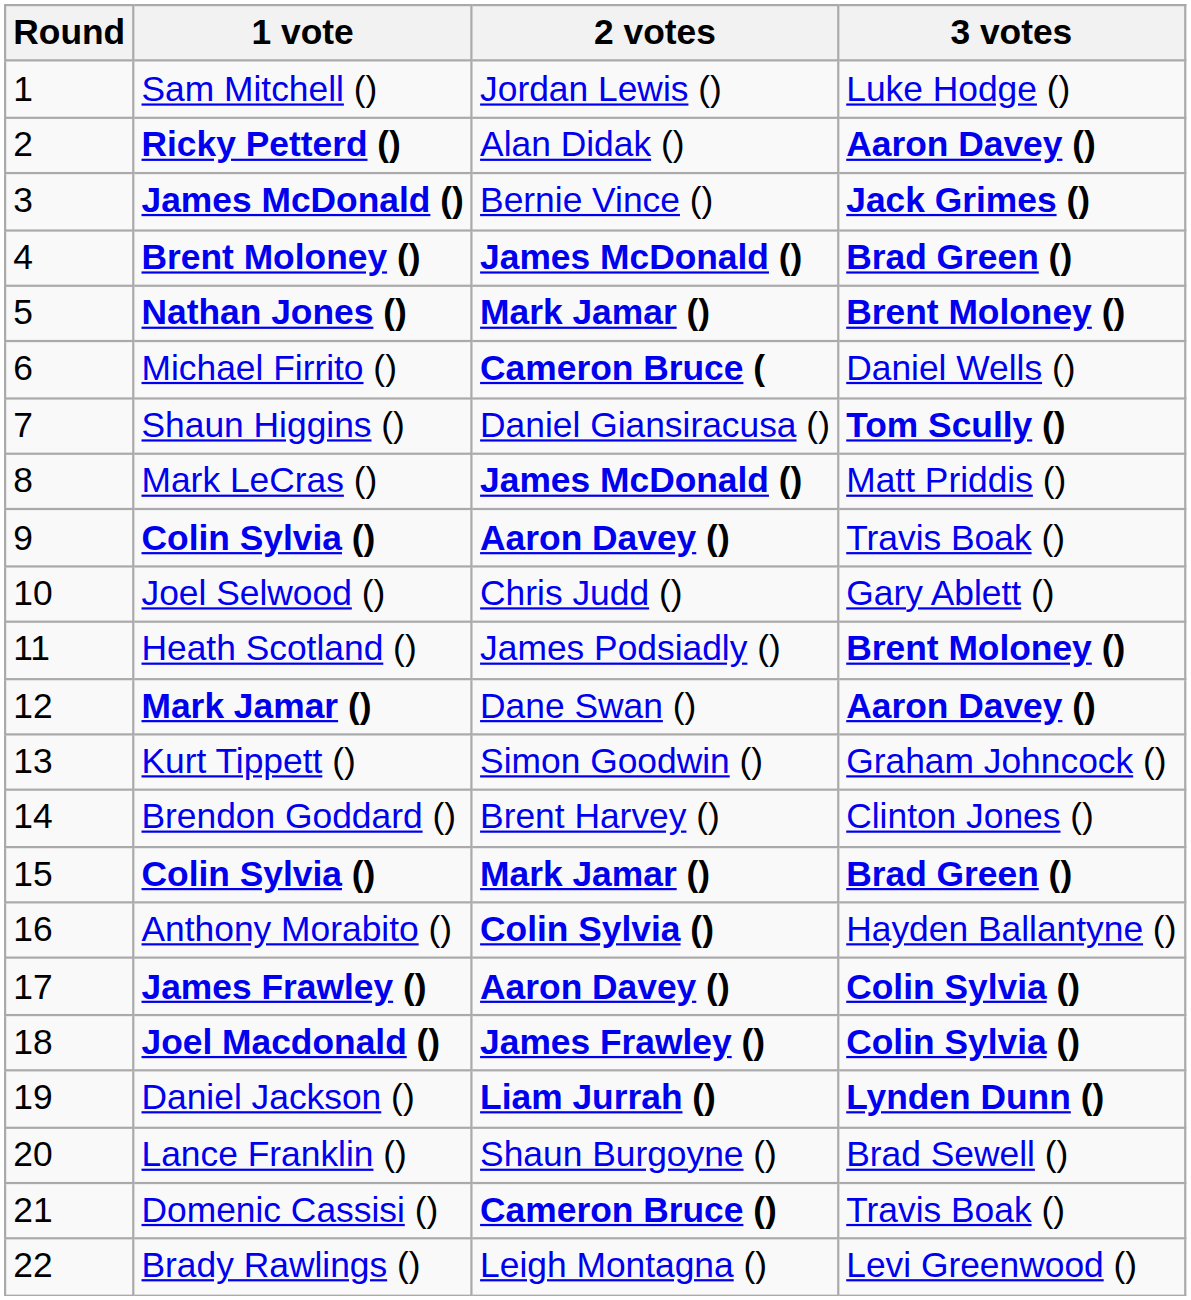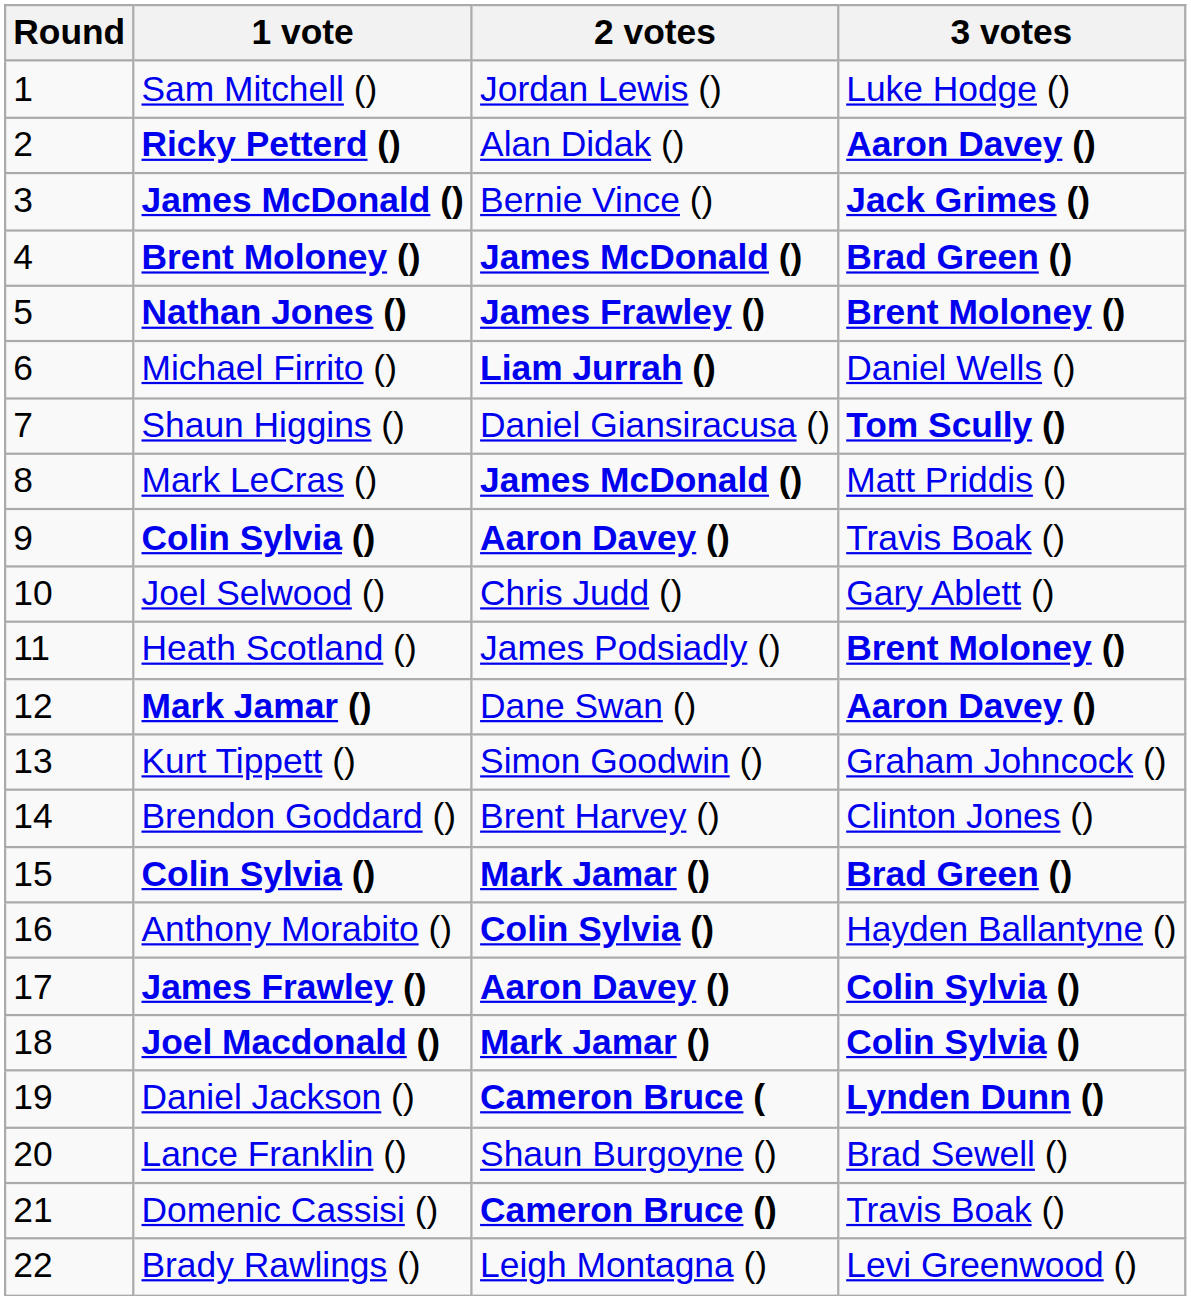(595, 312) Mark Jamar () -> (623, 312) James Frawley ()
(623, 369) Cameron Bruce ( -> (598, 369) Liam Jurrah ()
(623, 1041) James Frawley () -> (595, 1041) Mark Jamar ()
(598, 1098) Liam Jurrah () -> (623, 1098) Cameron Bruce (
